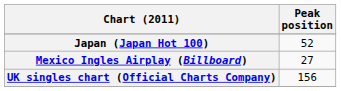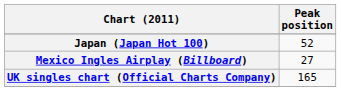(307, 78) 156 -> (307, 78) 165
